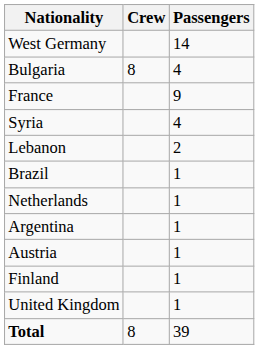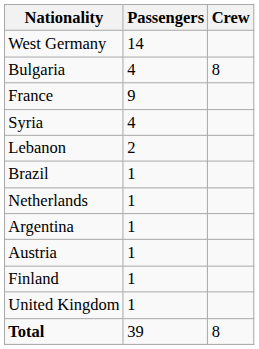columns swapped: (146, 17) <-> (211, 17)
